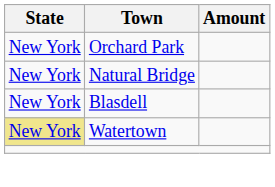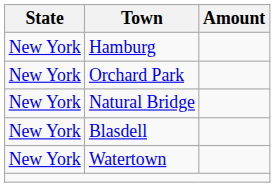+ row: (122, 46)
(45, 131) khaki background -> (45, 159) no background
